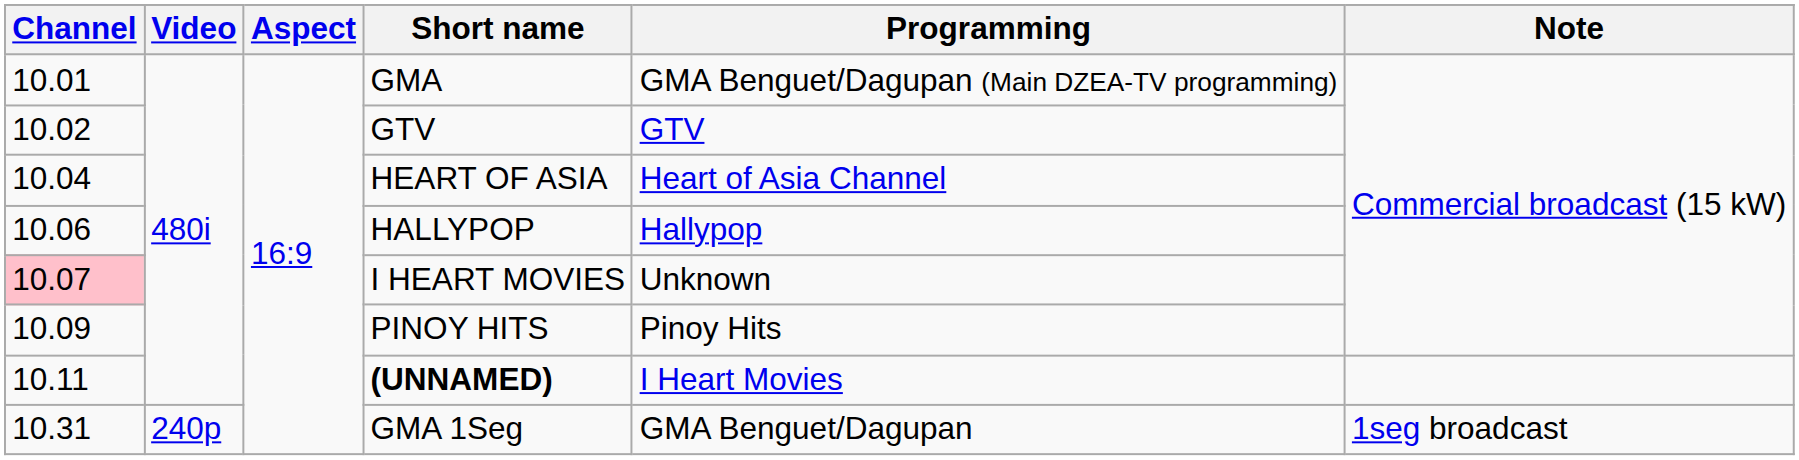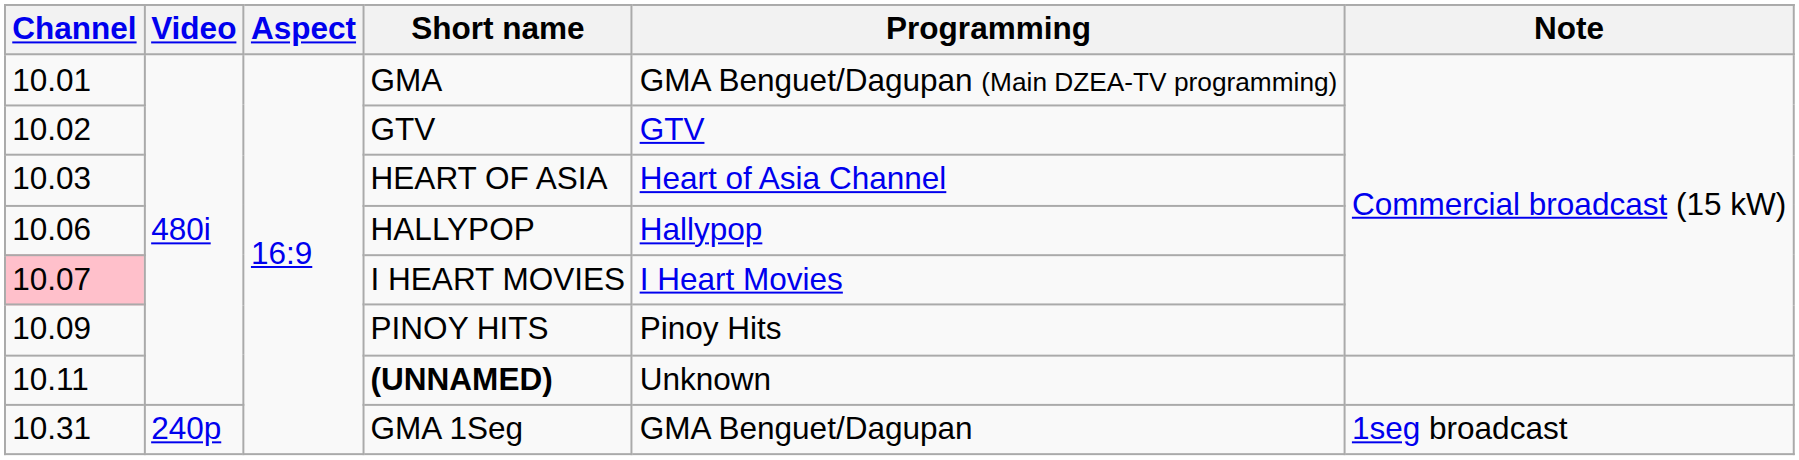(52, 179) 10.04 -> (52, 179) 10.03
(705, 279) Unknown -> (741, 279) I Heart Movies
(741, 379) I Heart Movies -> (705, 379) Unknown
